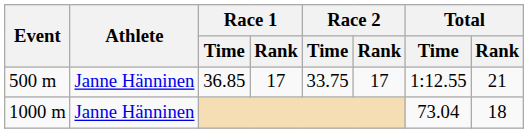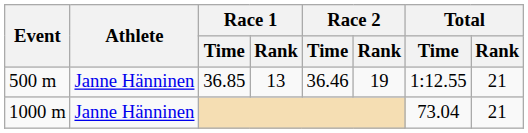(276, 82) 17 -> (276, 82) 13
(328, 82) 33.75 -> (328, 82) 36.46
(379, 82) 17 -> (379, 82) 19
(497, 112) 18 -> (497, 112) 21
